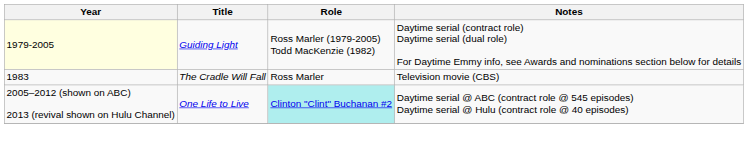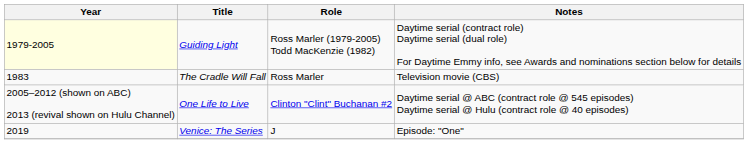(331, 104) paleturquoise background -> (331, 104) no background
+ row: (221, 131)
